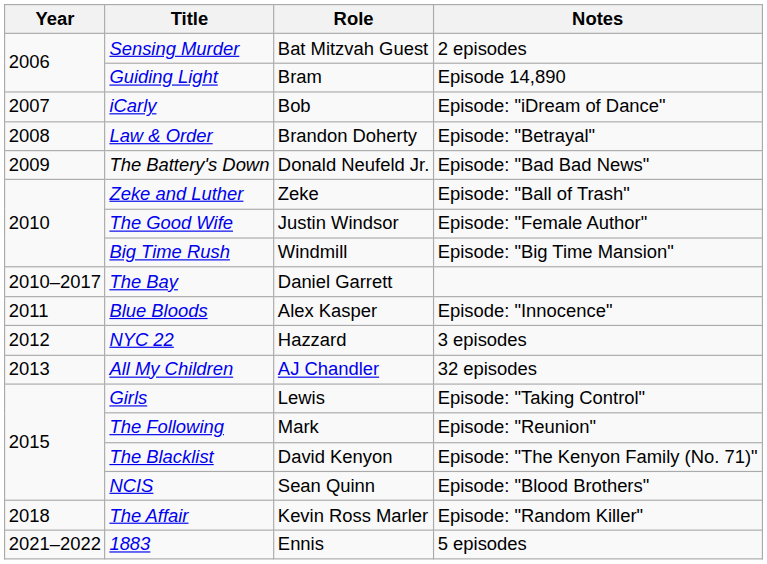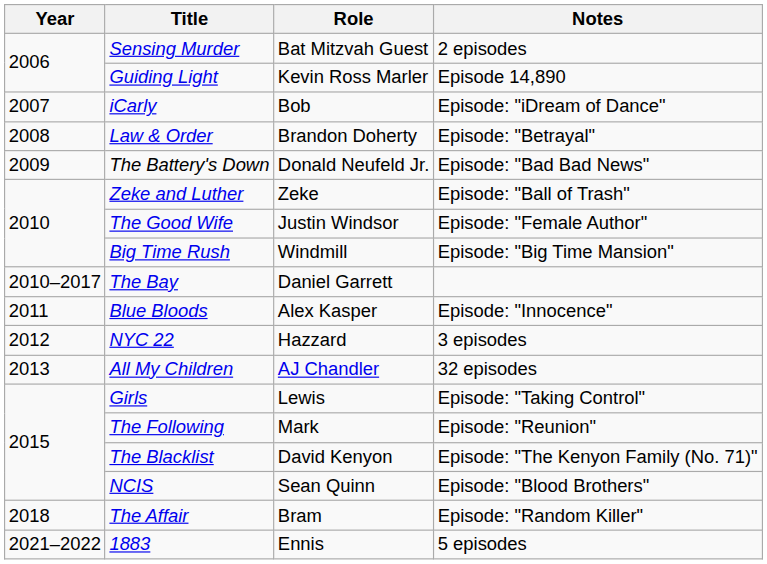(300, 77) Bram -> (353, 77) Kevin Ross Marler
(353, 515) Kevin Ross Marler -> (300, 515) Bram
